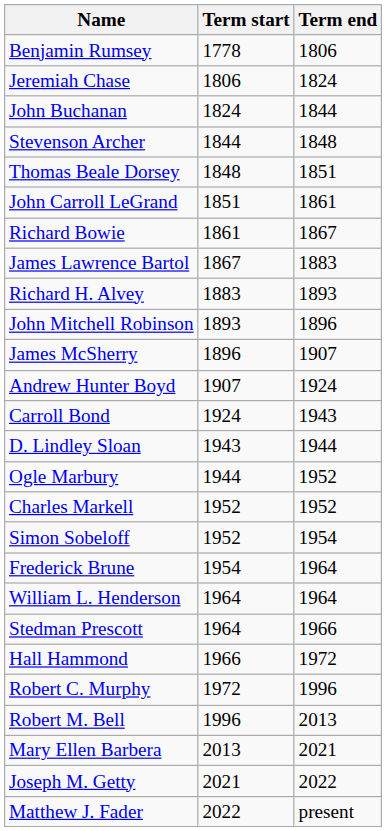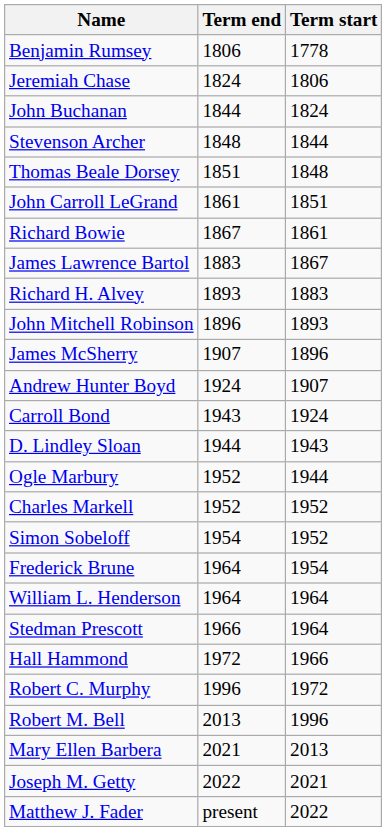columns swapped: (246, 19) <-> (338, 19)
